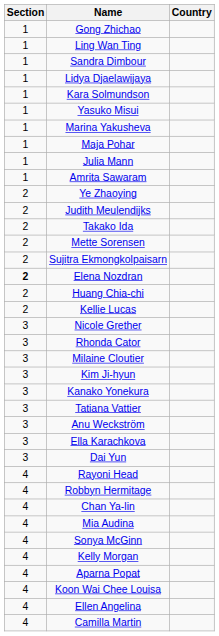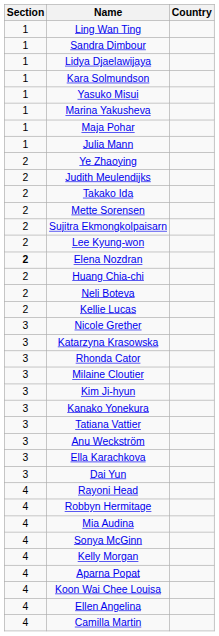- row: (108, 29)
- row: (108, 177)
+ row: (108, 243)
+ row: (108, 293)
+ row: (108, 342)
- row: (108, 507)
